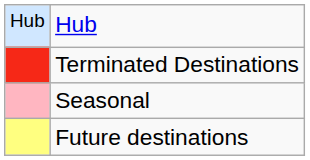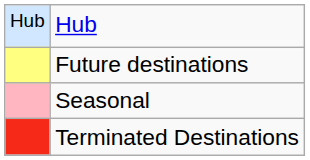rows swapped: (152, 136) <-> (177, 64)
